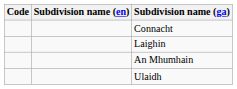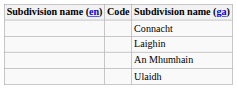columns swapped: (18, 12) <-> (82, 12)
